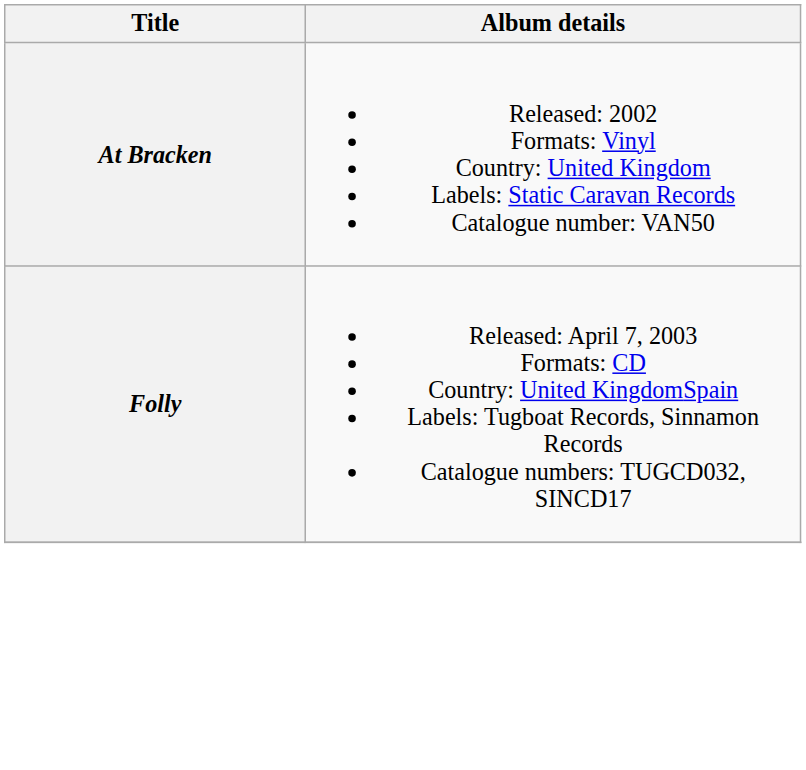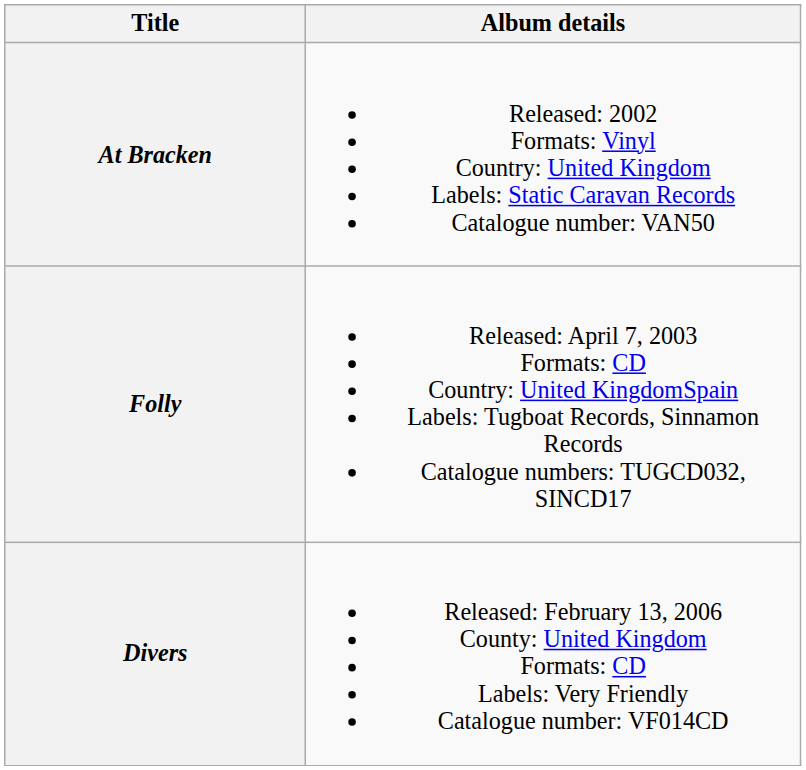+ row: (155, 653)
